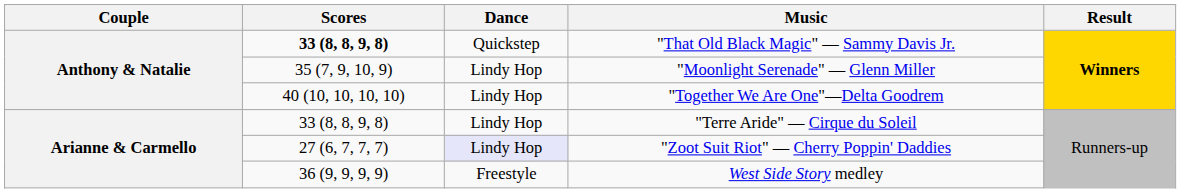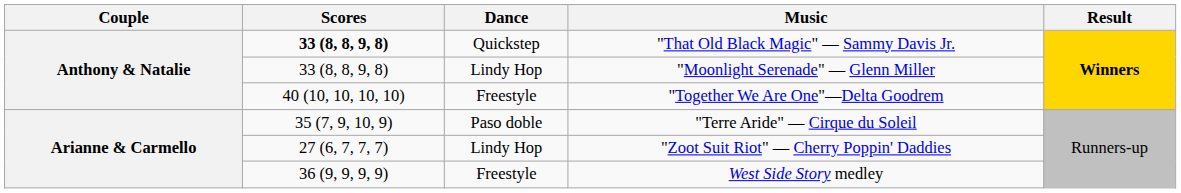(344, 69) 35 (7, 9, 10, 9) -> (344, 69) 33 (8, 8, 9, 8)
(506, 95) Lindy Hop -> (506, 95) Freestyle
(344, 122) 33 (8, 8, 9, 8) -> (344, 122) 35 (7, 9, 10, 9)
(506, 122) Lindy Hop -> (506, 122) Paso doble
(506, 148) lavender background -> (506, 148) no background
